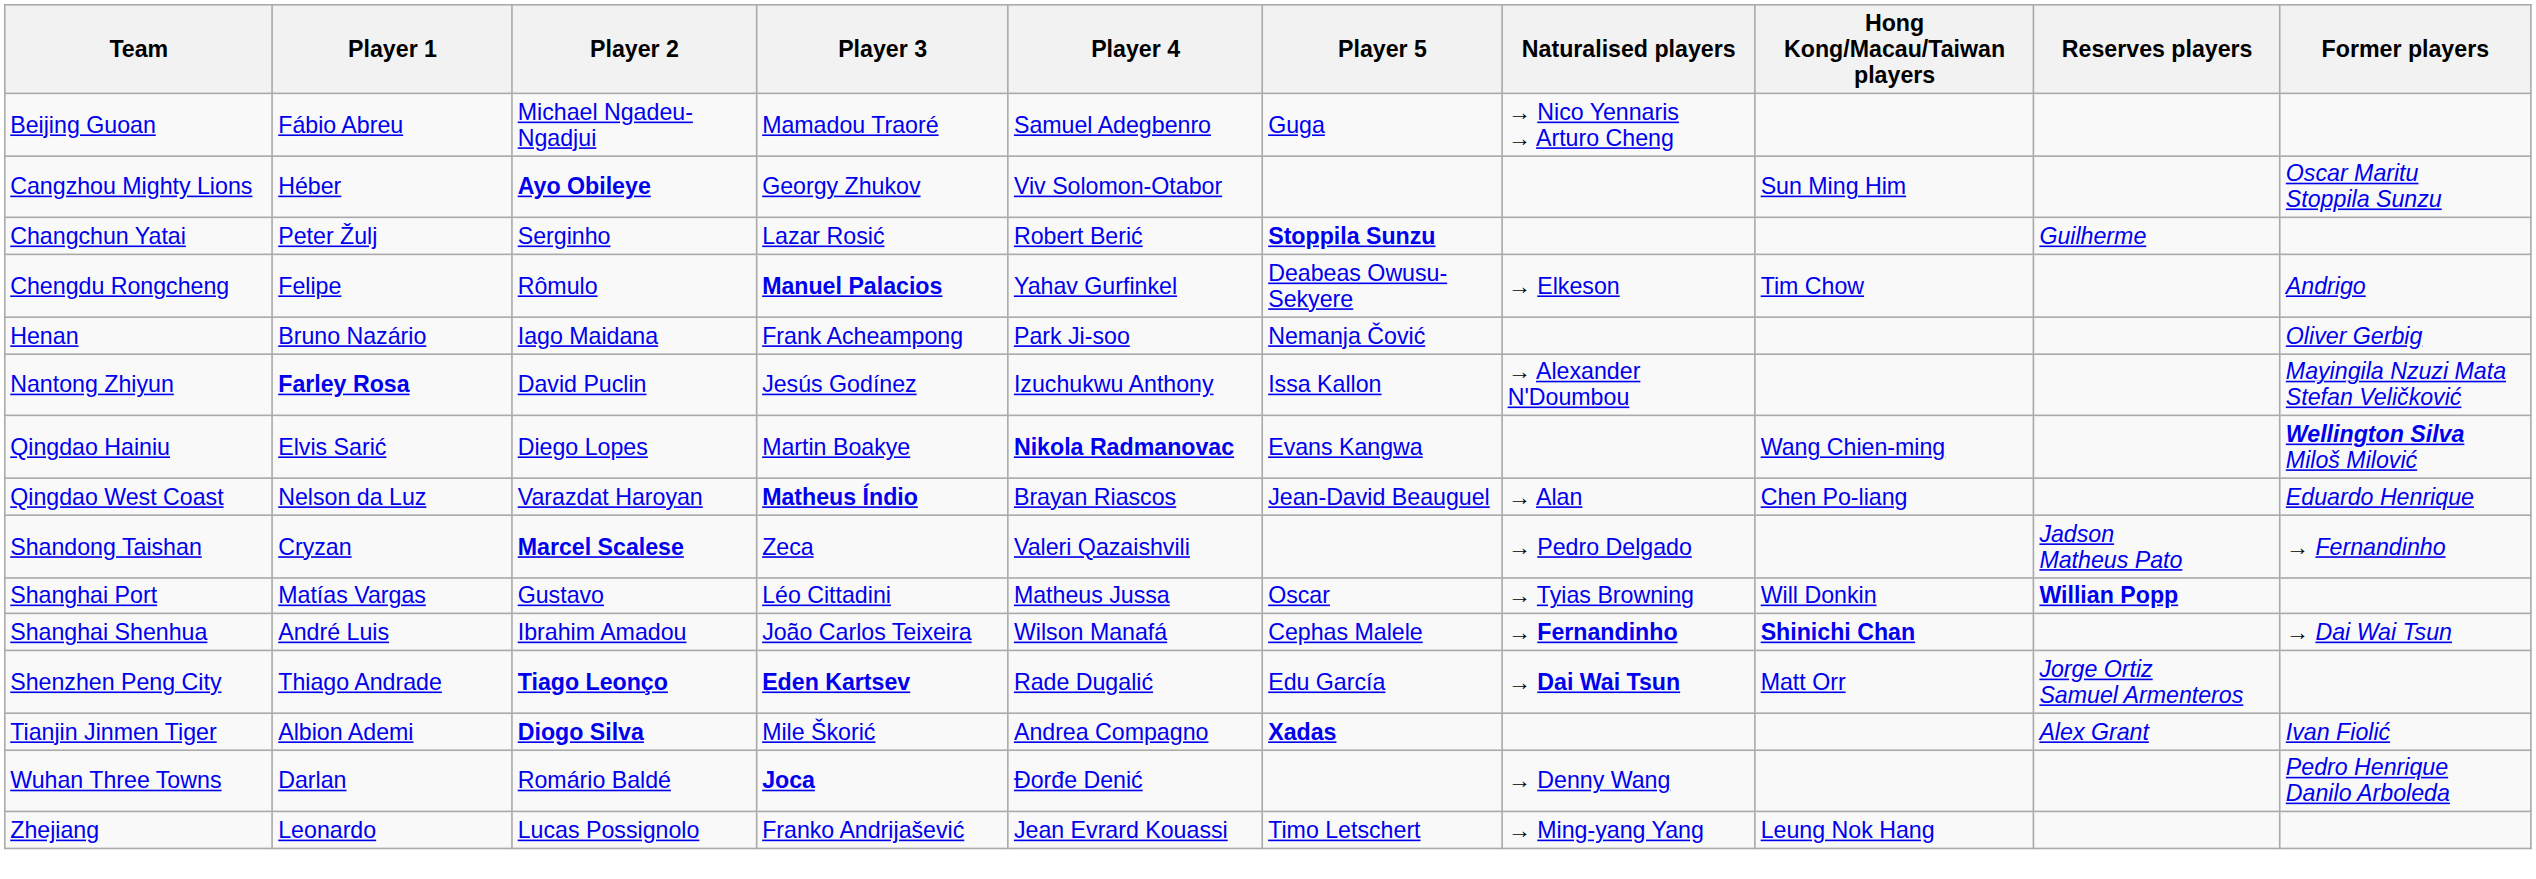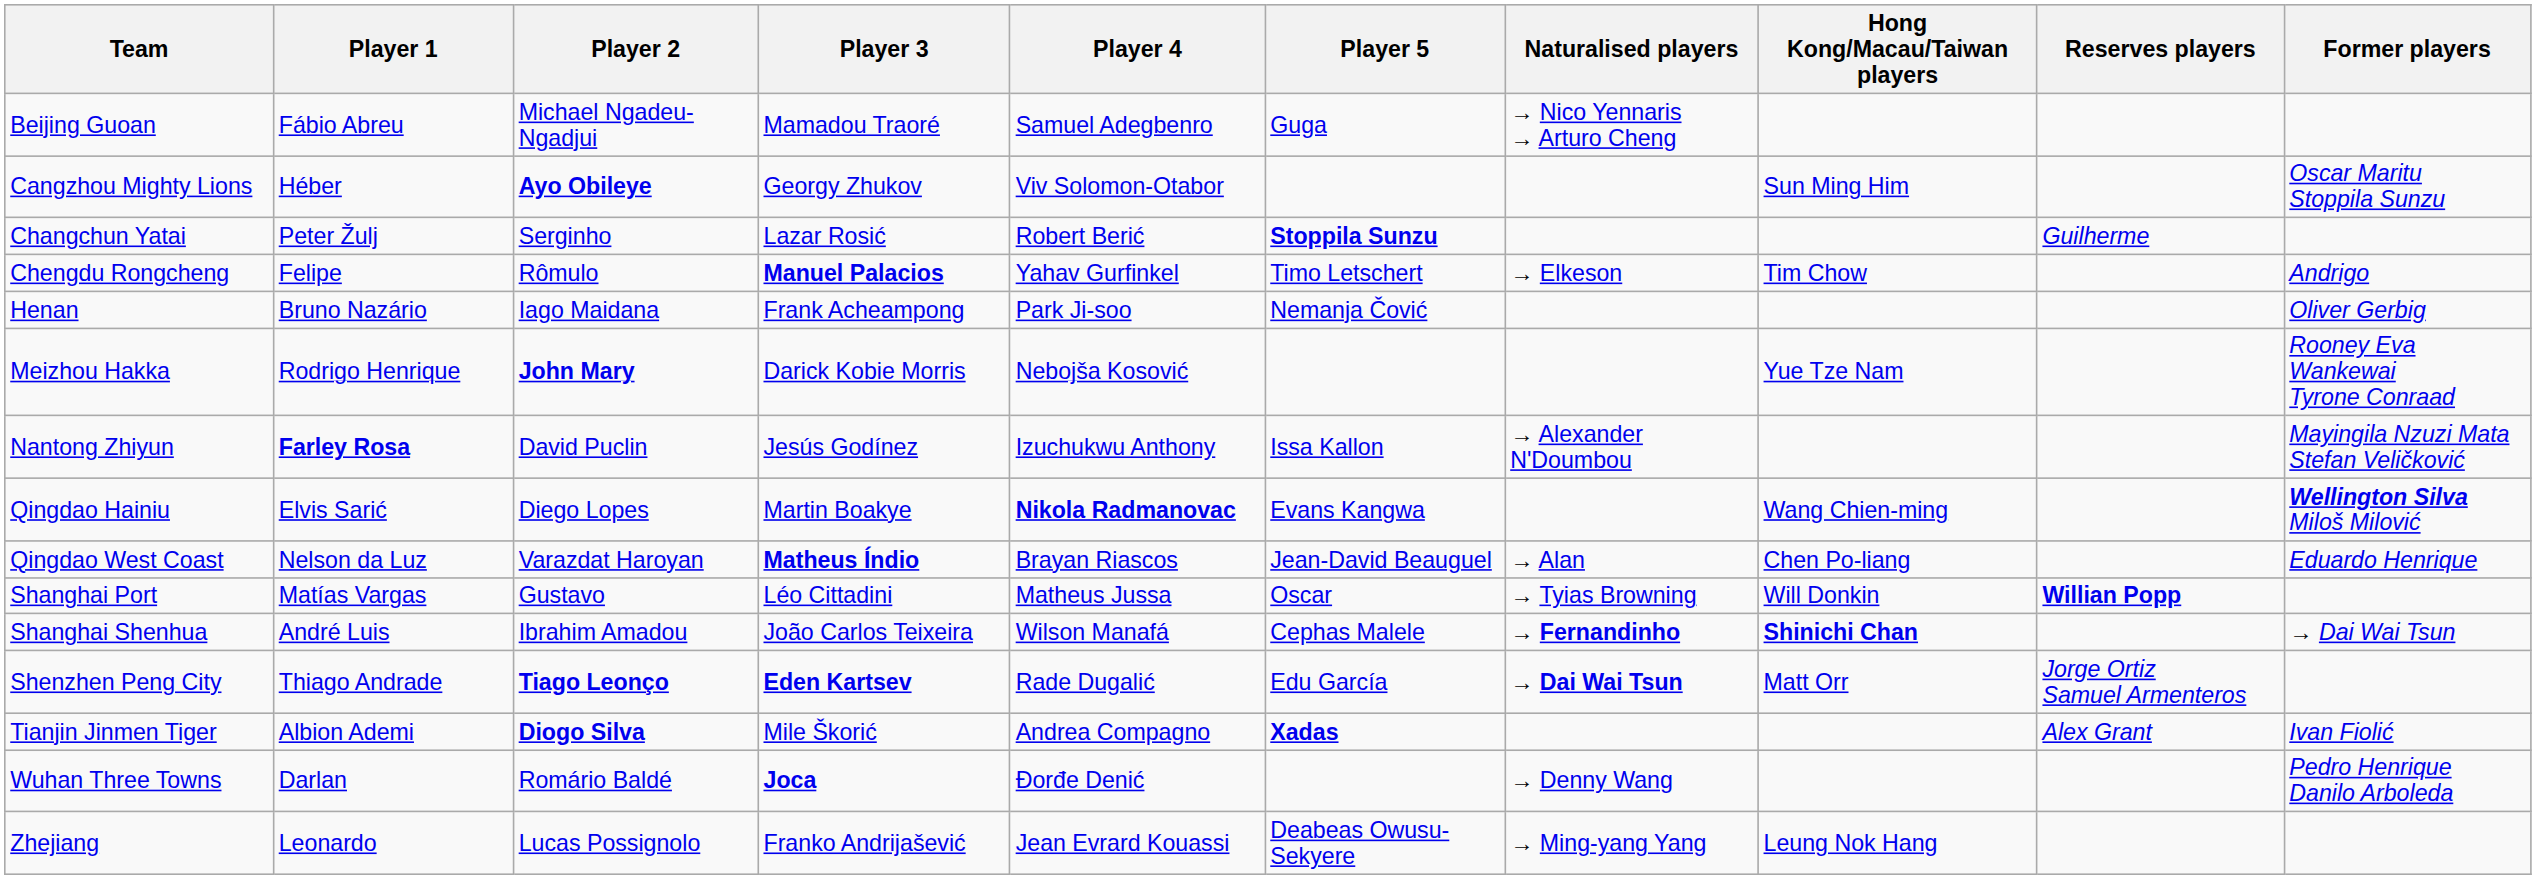(1358, 286) Deabeas Owusu-Sekyere -> (1346, 273) Timo Letschert
+ row: (90, 372)
- row: (106, 546)
(1344, 831) Timo Letschert -> (1360, 843) Deabeas Owusu-Sekyere
